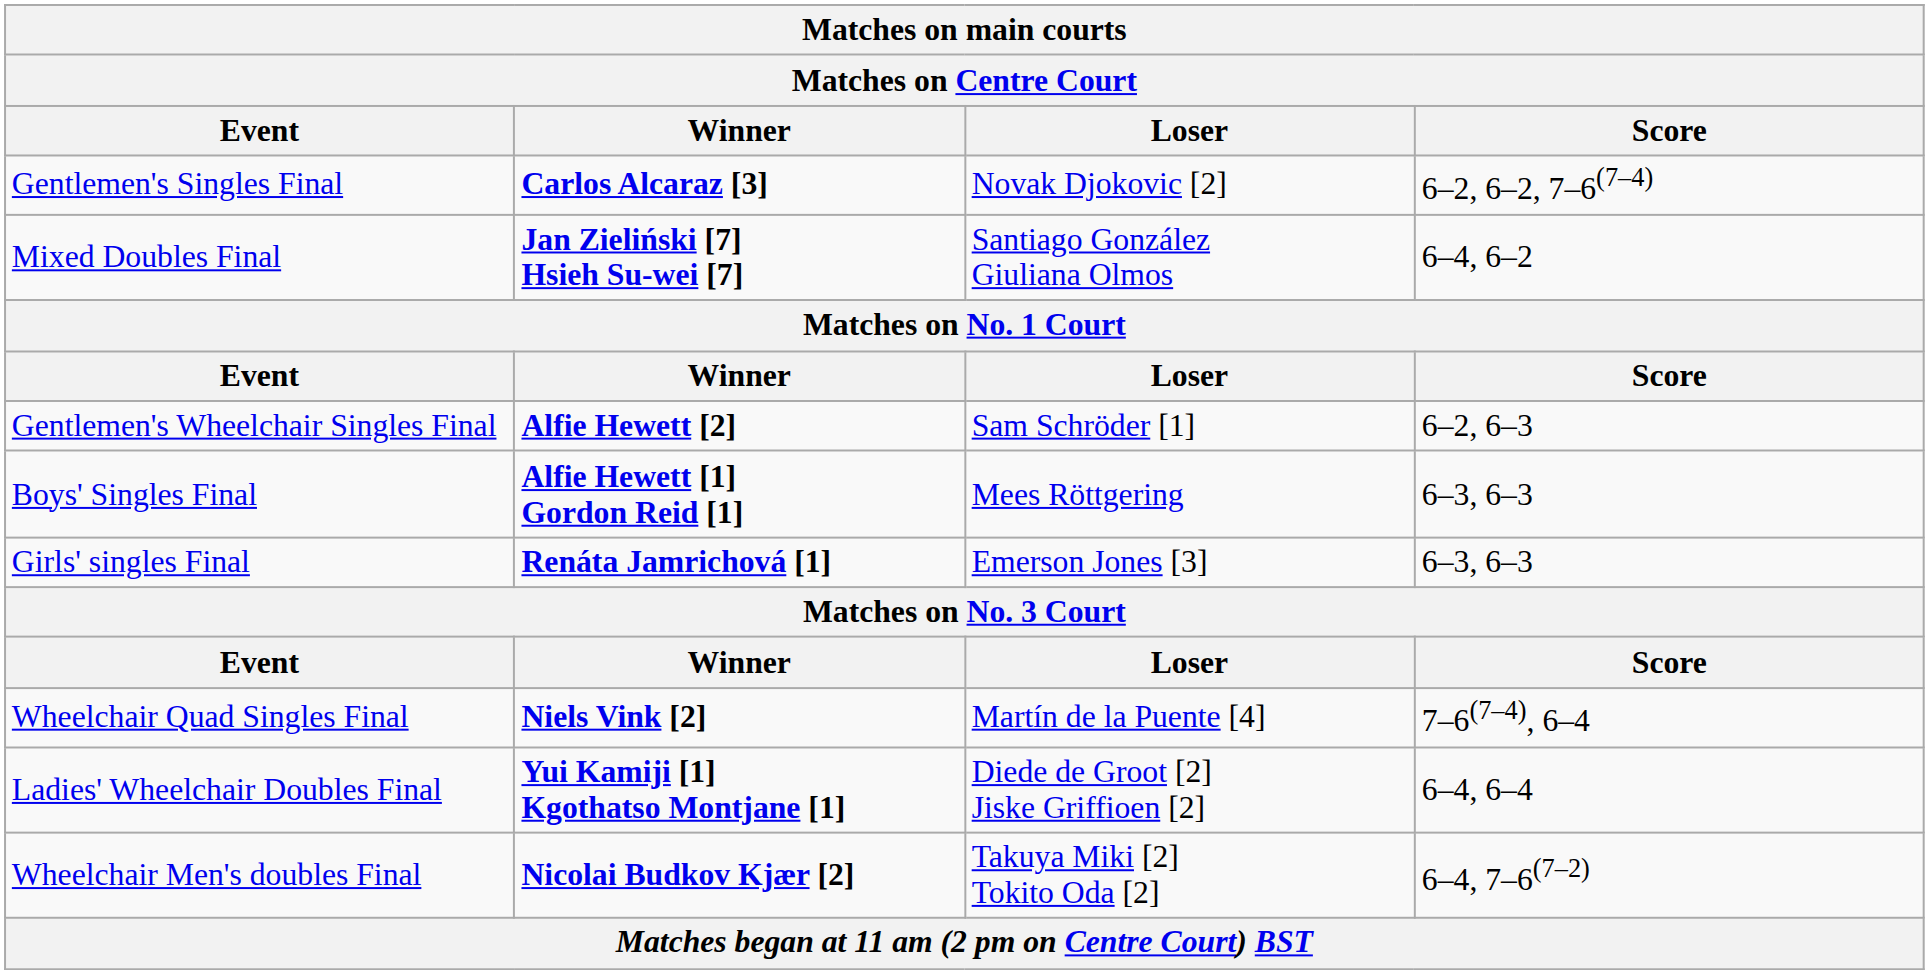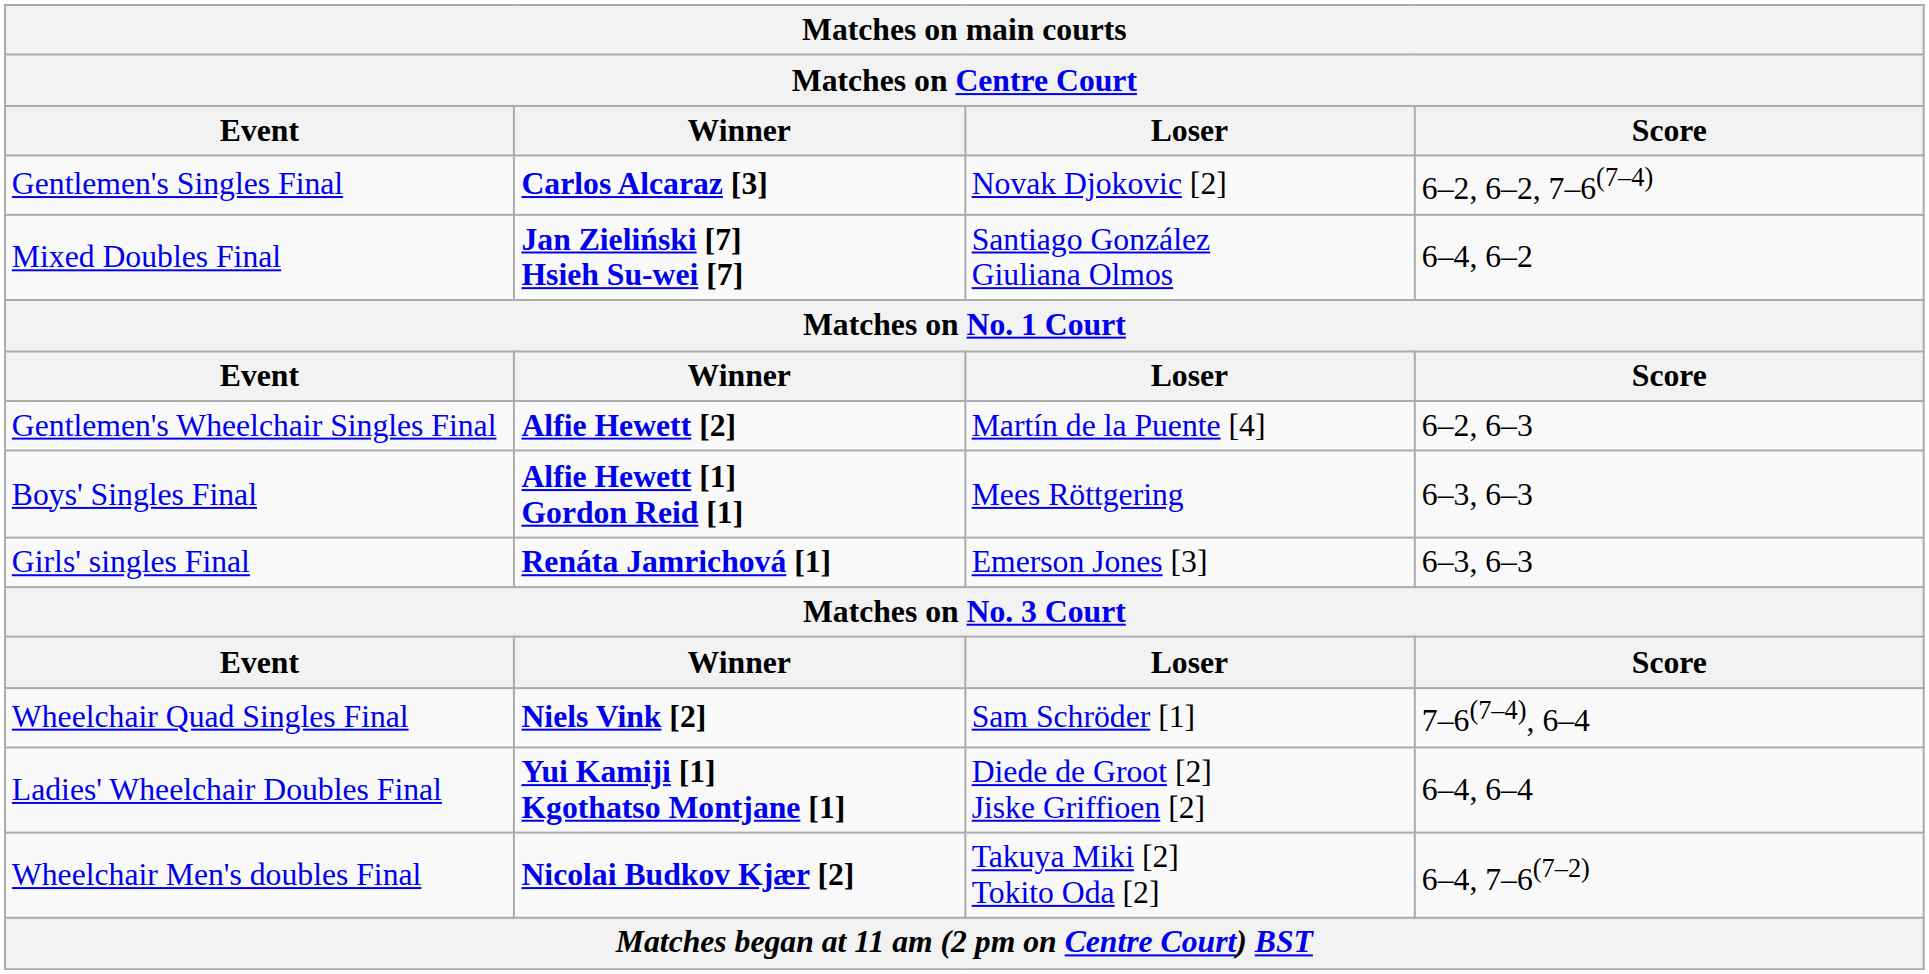(1083, 425) Sam Schröder [1] -> (1119, 425) Martín de la Puente [4]
(1119, 716) Martín de la Puente [4] -> (1083, 716) Sam Schröder [1]
